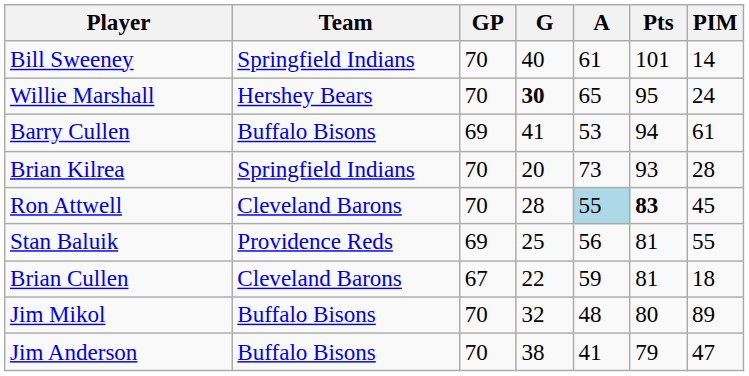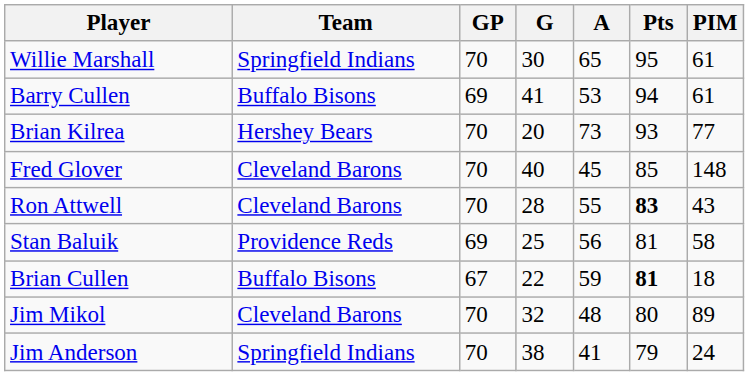- row: (72, 59)
(305, 95) Hershey Bears -> (326, 59) Springfield Indians
(533, 95) bold -> (533, 59) normal
(704, 95) 24 -> (704, 59) 61
(326, 168) Springfield Indians -> (305, 132) Hershey Bears
(704, 168) 28 -> (704, 132) 77
+ row: (66, 168)
(590, 205) lightblue background -> (590, 205) no background
(704, 205) 45 -> (704, 205) 43
(704, 242) 55 -> (704, 242) 58
(320, 278) Cleveland Barons -> (307, 278) Buffalo Bisons
(647, 278) normal -> (647, 278) bold
(307, 315) Buffalo Bisons -> (320, 315) Cleveland Barons
(307, 351) Buffalo Bisons -> (326, 351) Springfield Indians
(704, 351) 47 -> (704, 351) 24
